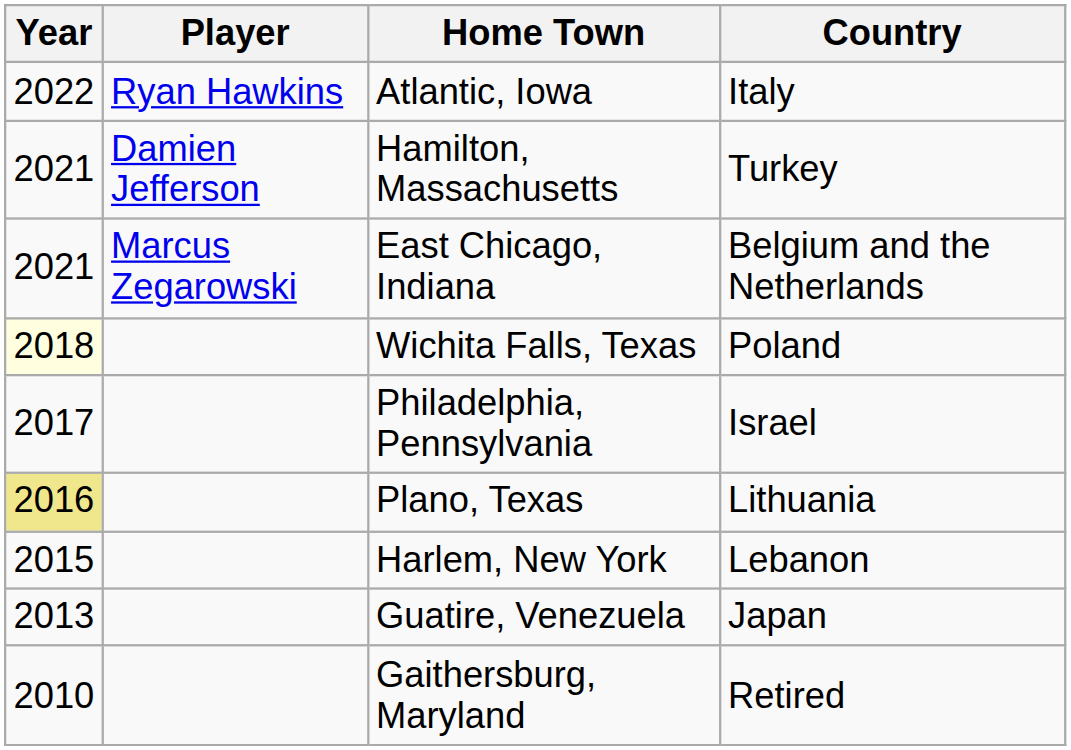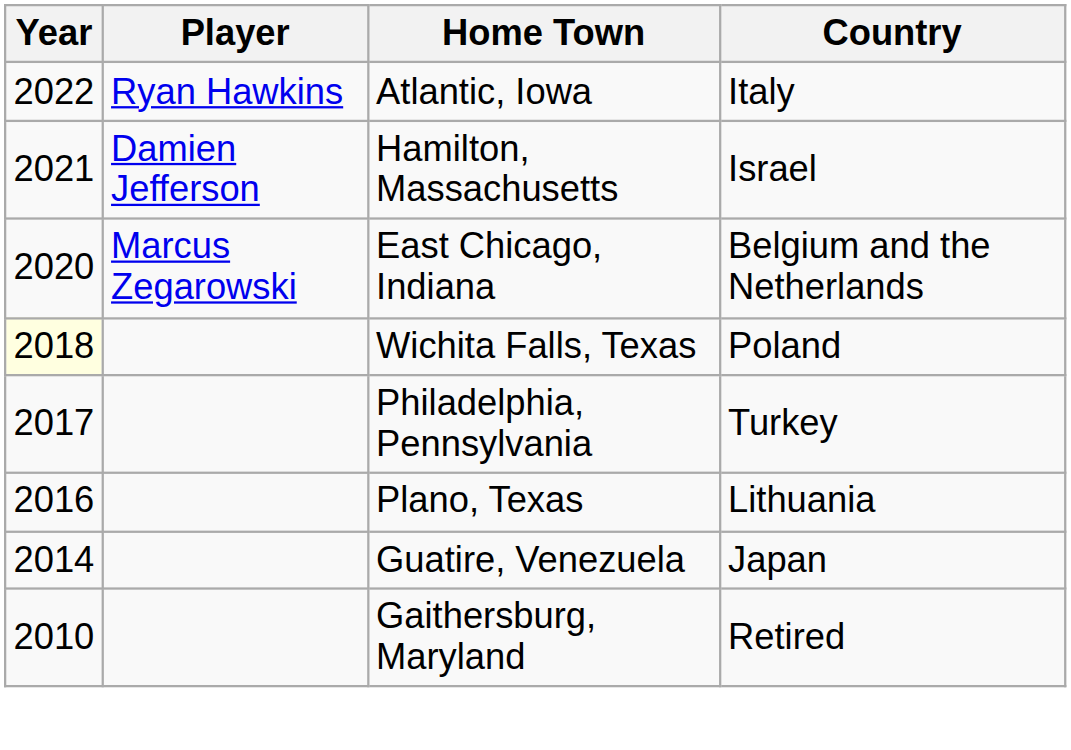(783, 168) Turkey -> (772, 168) Israel
(54, 267) 2021 -> (54, 267) 2020
(772, 423) Israel -> (783, 423) Turkey
(54, 501) khaki background -> (54, 501) no background
- row: (521, 559)
(54, 616) 2013 -> (54, 559) 2014
